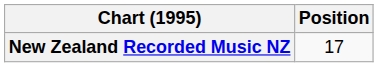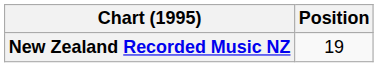(334, 47) 17 -> (334, 47) 19
